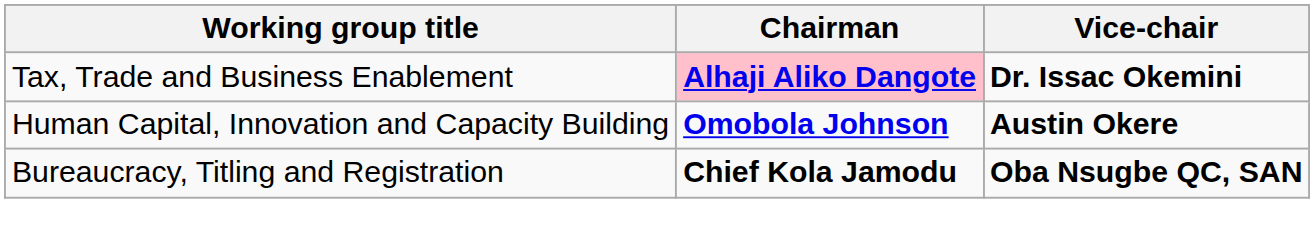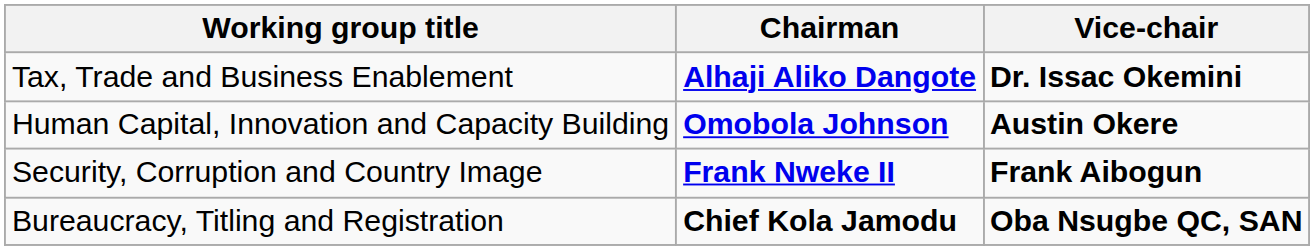(830, 76) pink background -> (830, 76) no background
+ row: (277, 172)
